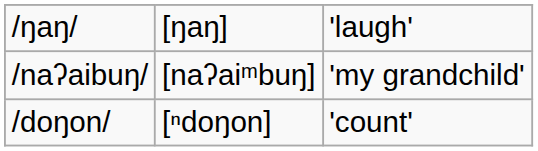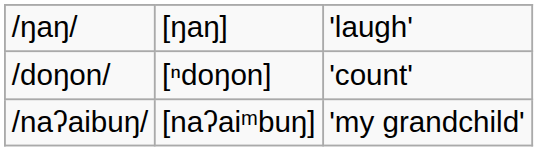rows swapped: (61, 121) <-> (80, 74)
